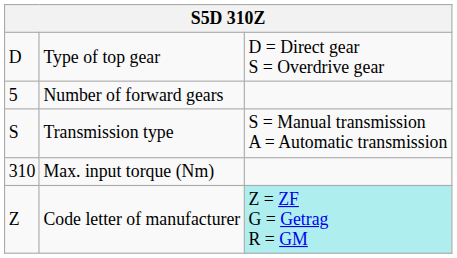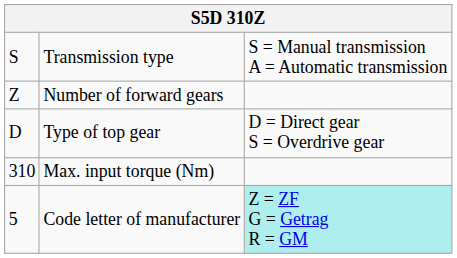rows swapped: (109, 133) <-> (102, 56)
(13, 94) 5 -> (14, 94) Z
(14, 219) Z -> (13, 219) 5
